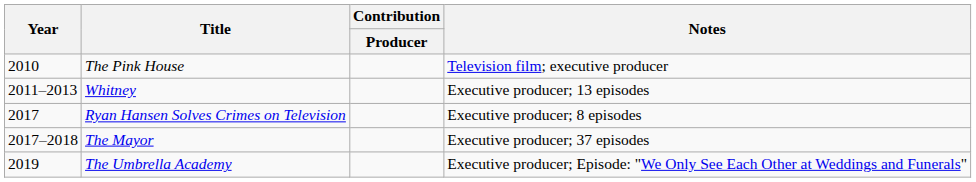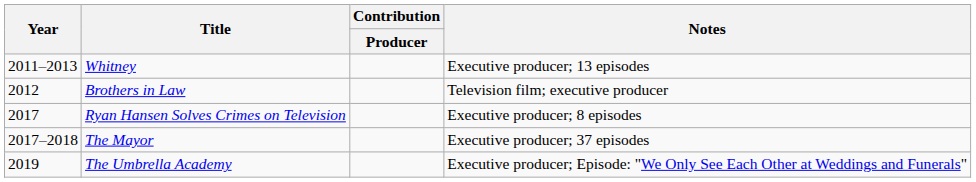- row: (135, 66)
+ row: (135, 90)
